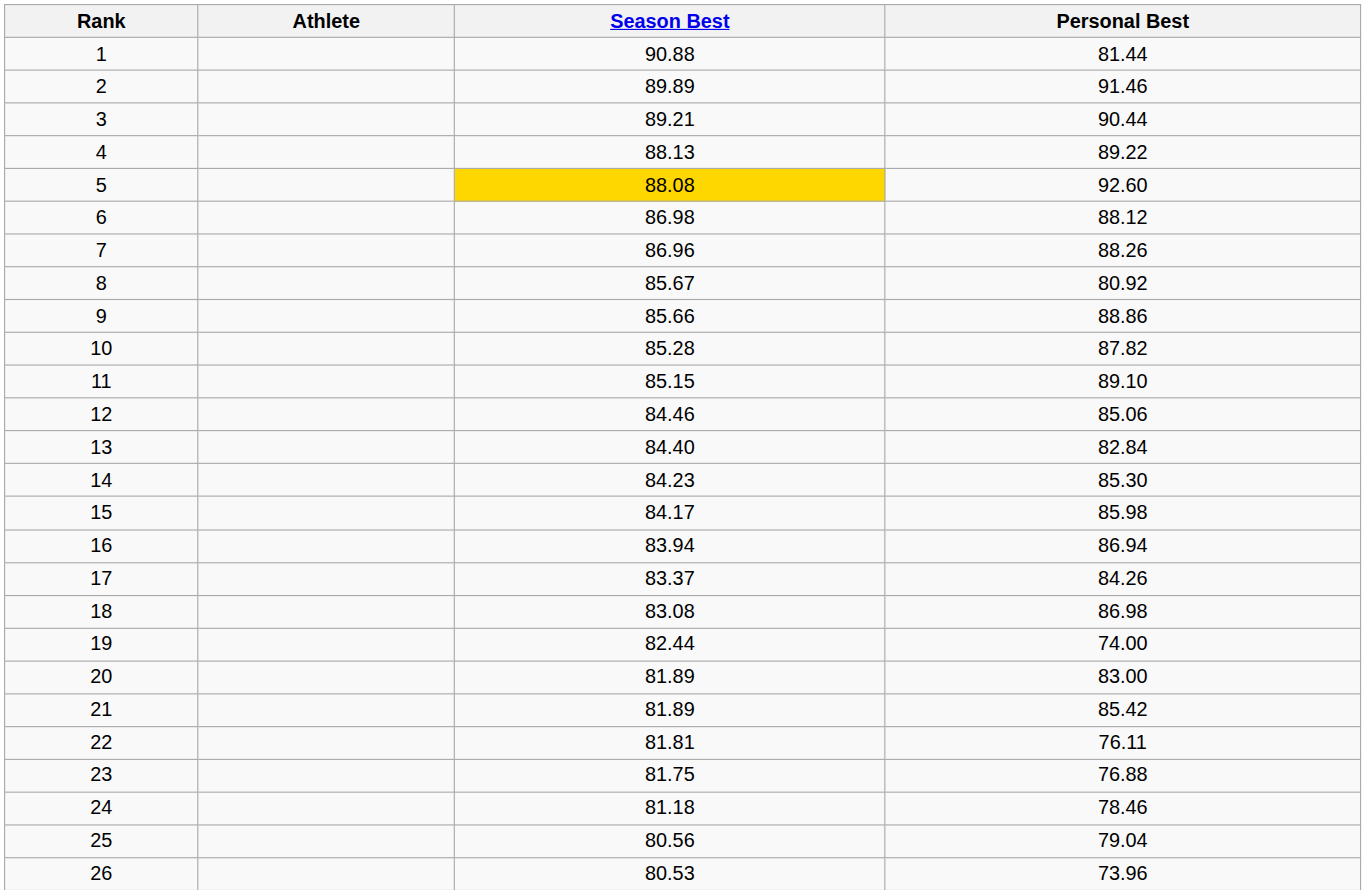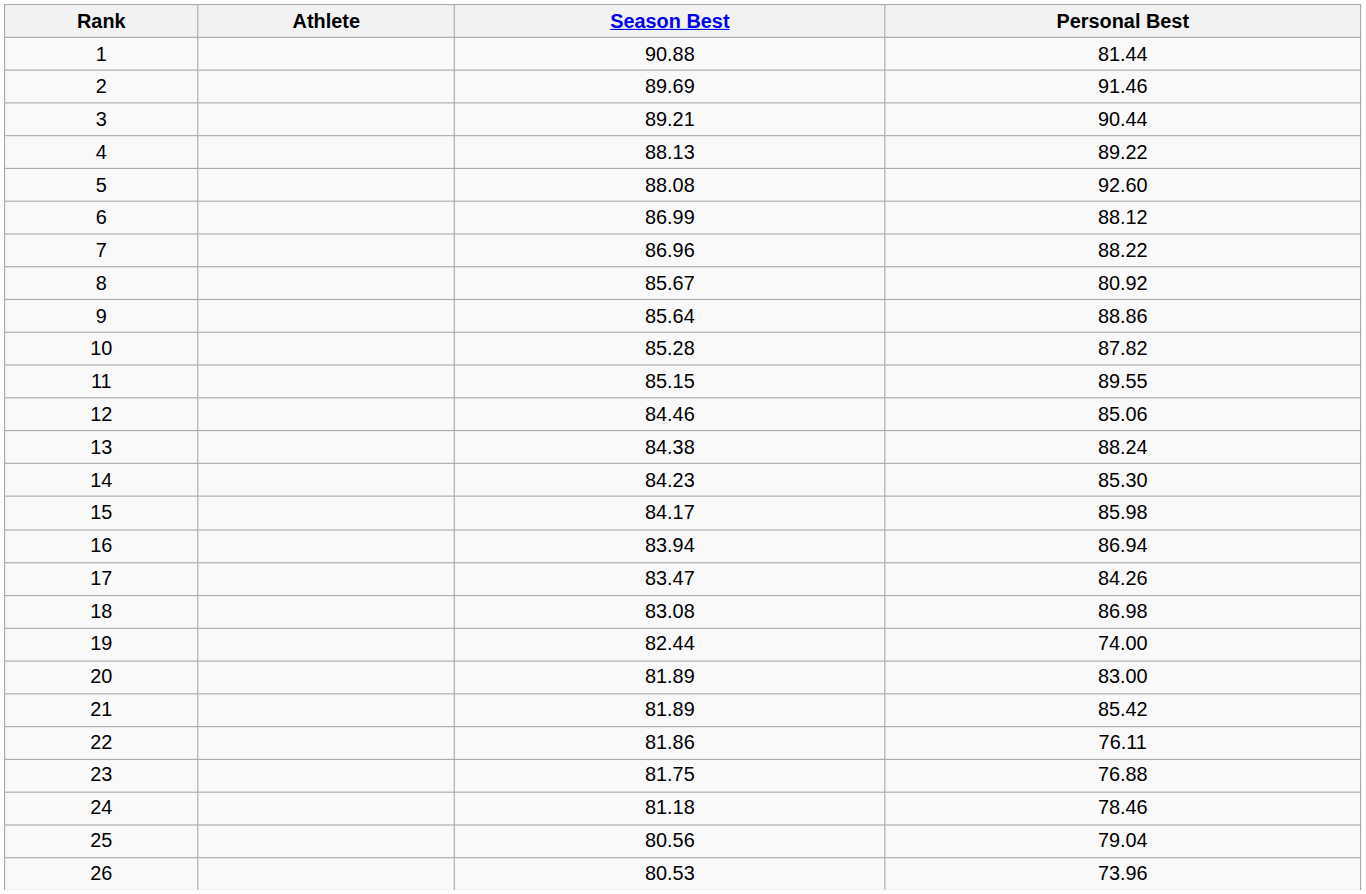(670, 86) 89.89 -> (670, 86) 89.69
(670, 184) gold background -> (670, 184) no background
(670, 217) 86.98 -> (670, 217) 86.99
(1123, 250) 88.26 -> (1123, 250) 88.22
(670, 315) 85.66 -> (670, 315) 85.64
(1123, 381) 89.10 -> (1123, 381) 89.55
(670, 446) 84.40 -> (670, 446) 84.38
(1123, 446) 82.84 -> (1123, 446) 88.24
(670, 578) 83.37 -> (670, 578) 83.47
(670, 742) 81.81 -> (670, 742) 81.86
